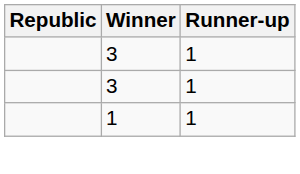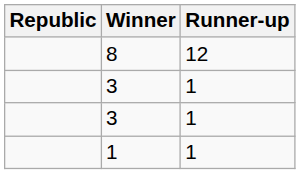+ row: (112, 53)
